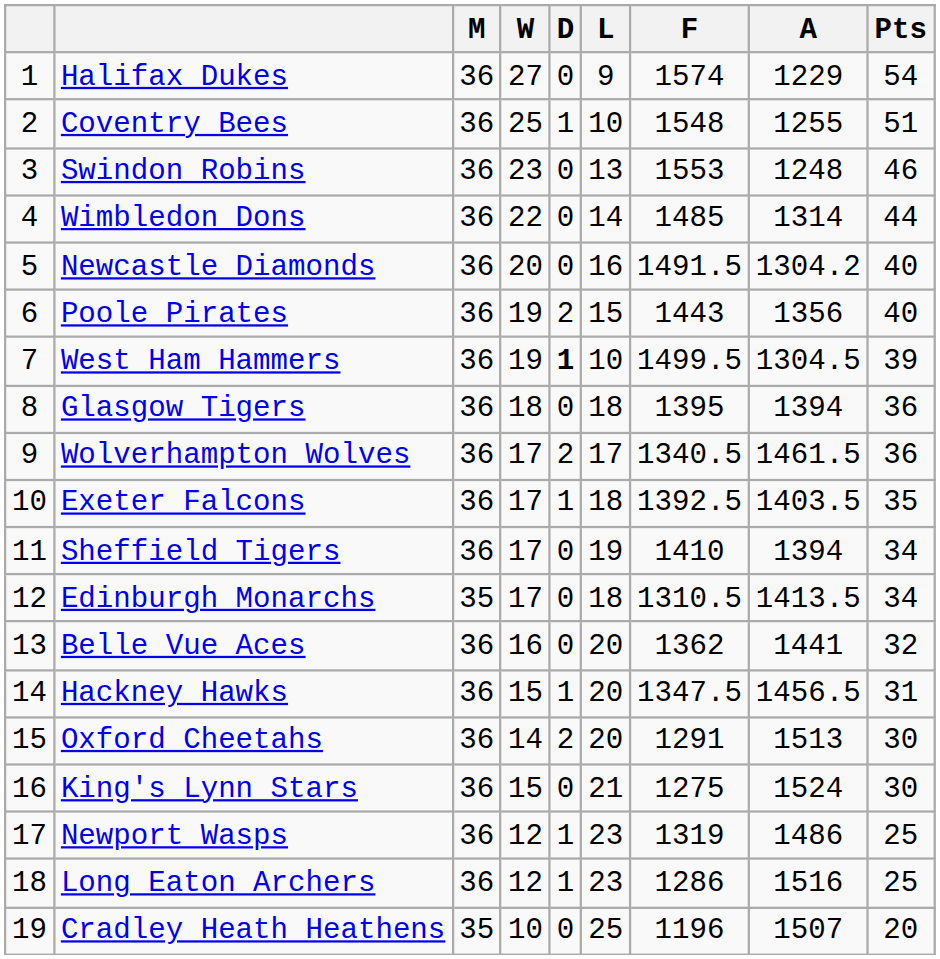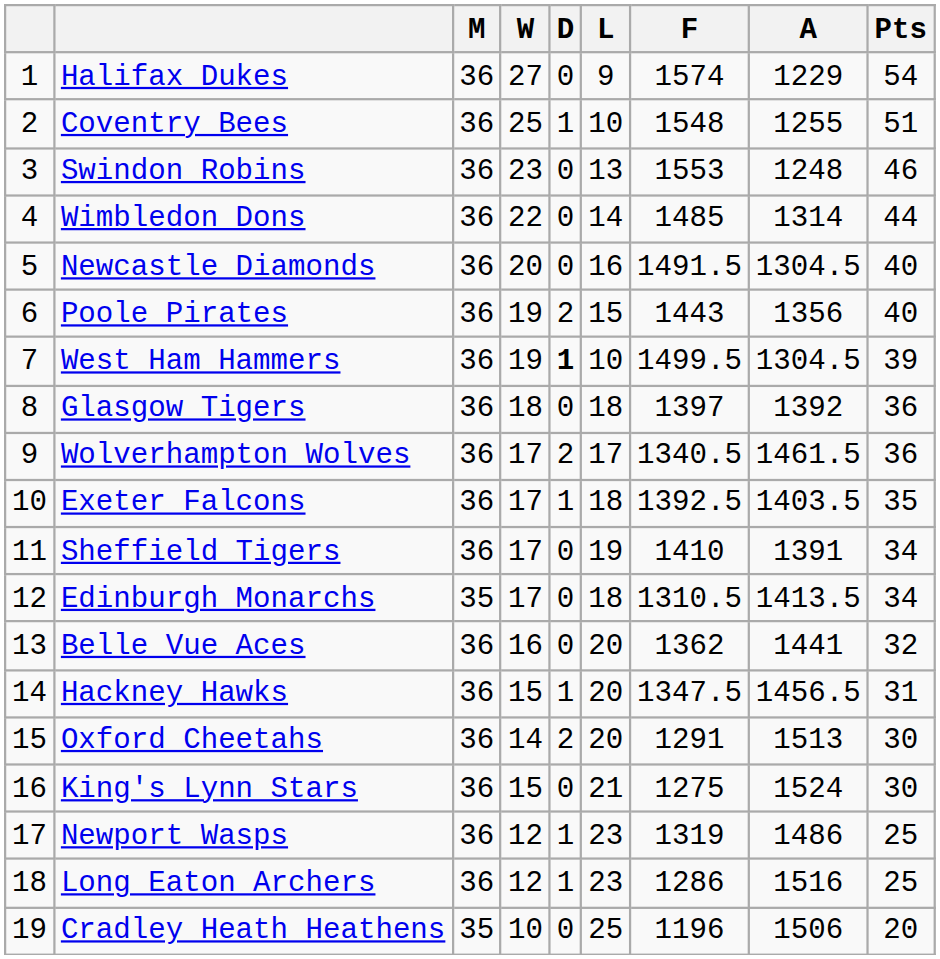(808, 266) 1304.2 -> (808, 266) 1304.5
(689, 409) 1395 -> (689, 409) 1397
(808, 409) 1394 -> (808, 409) 1392
(808, 551) 1394 -> (808, 551) 1391
(808, 931) 1507 -> (808, 931) 1506
